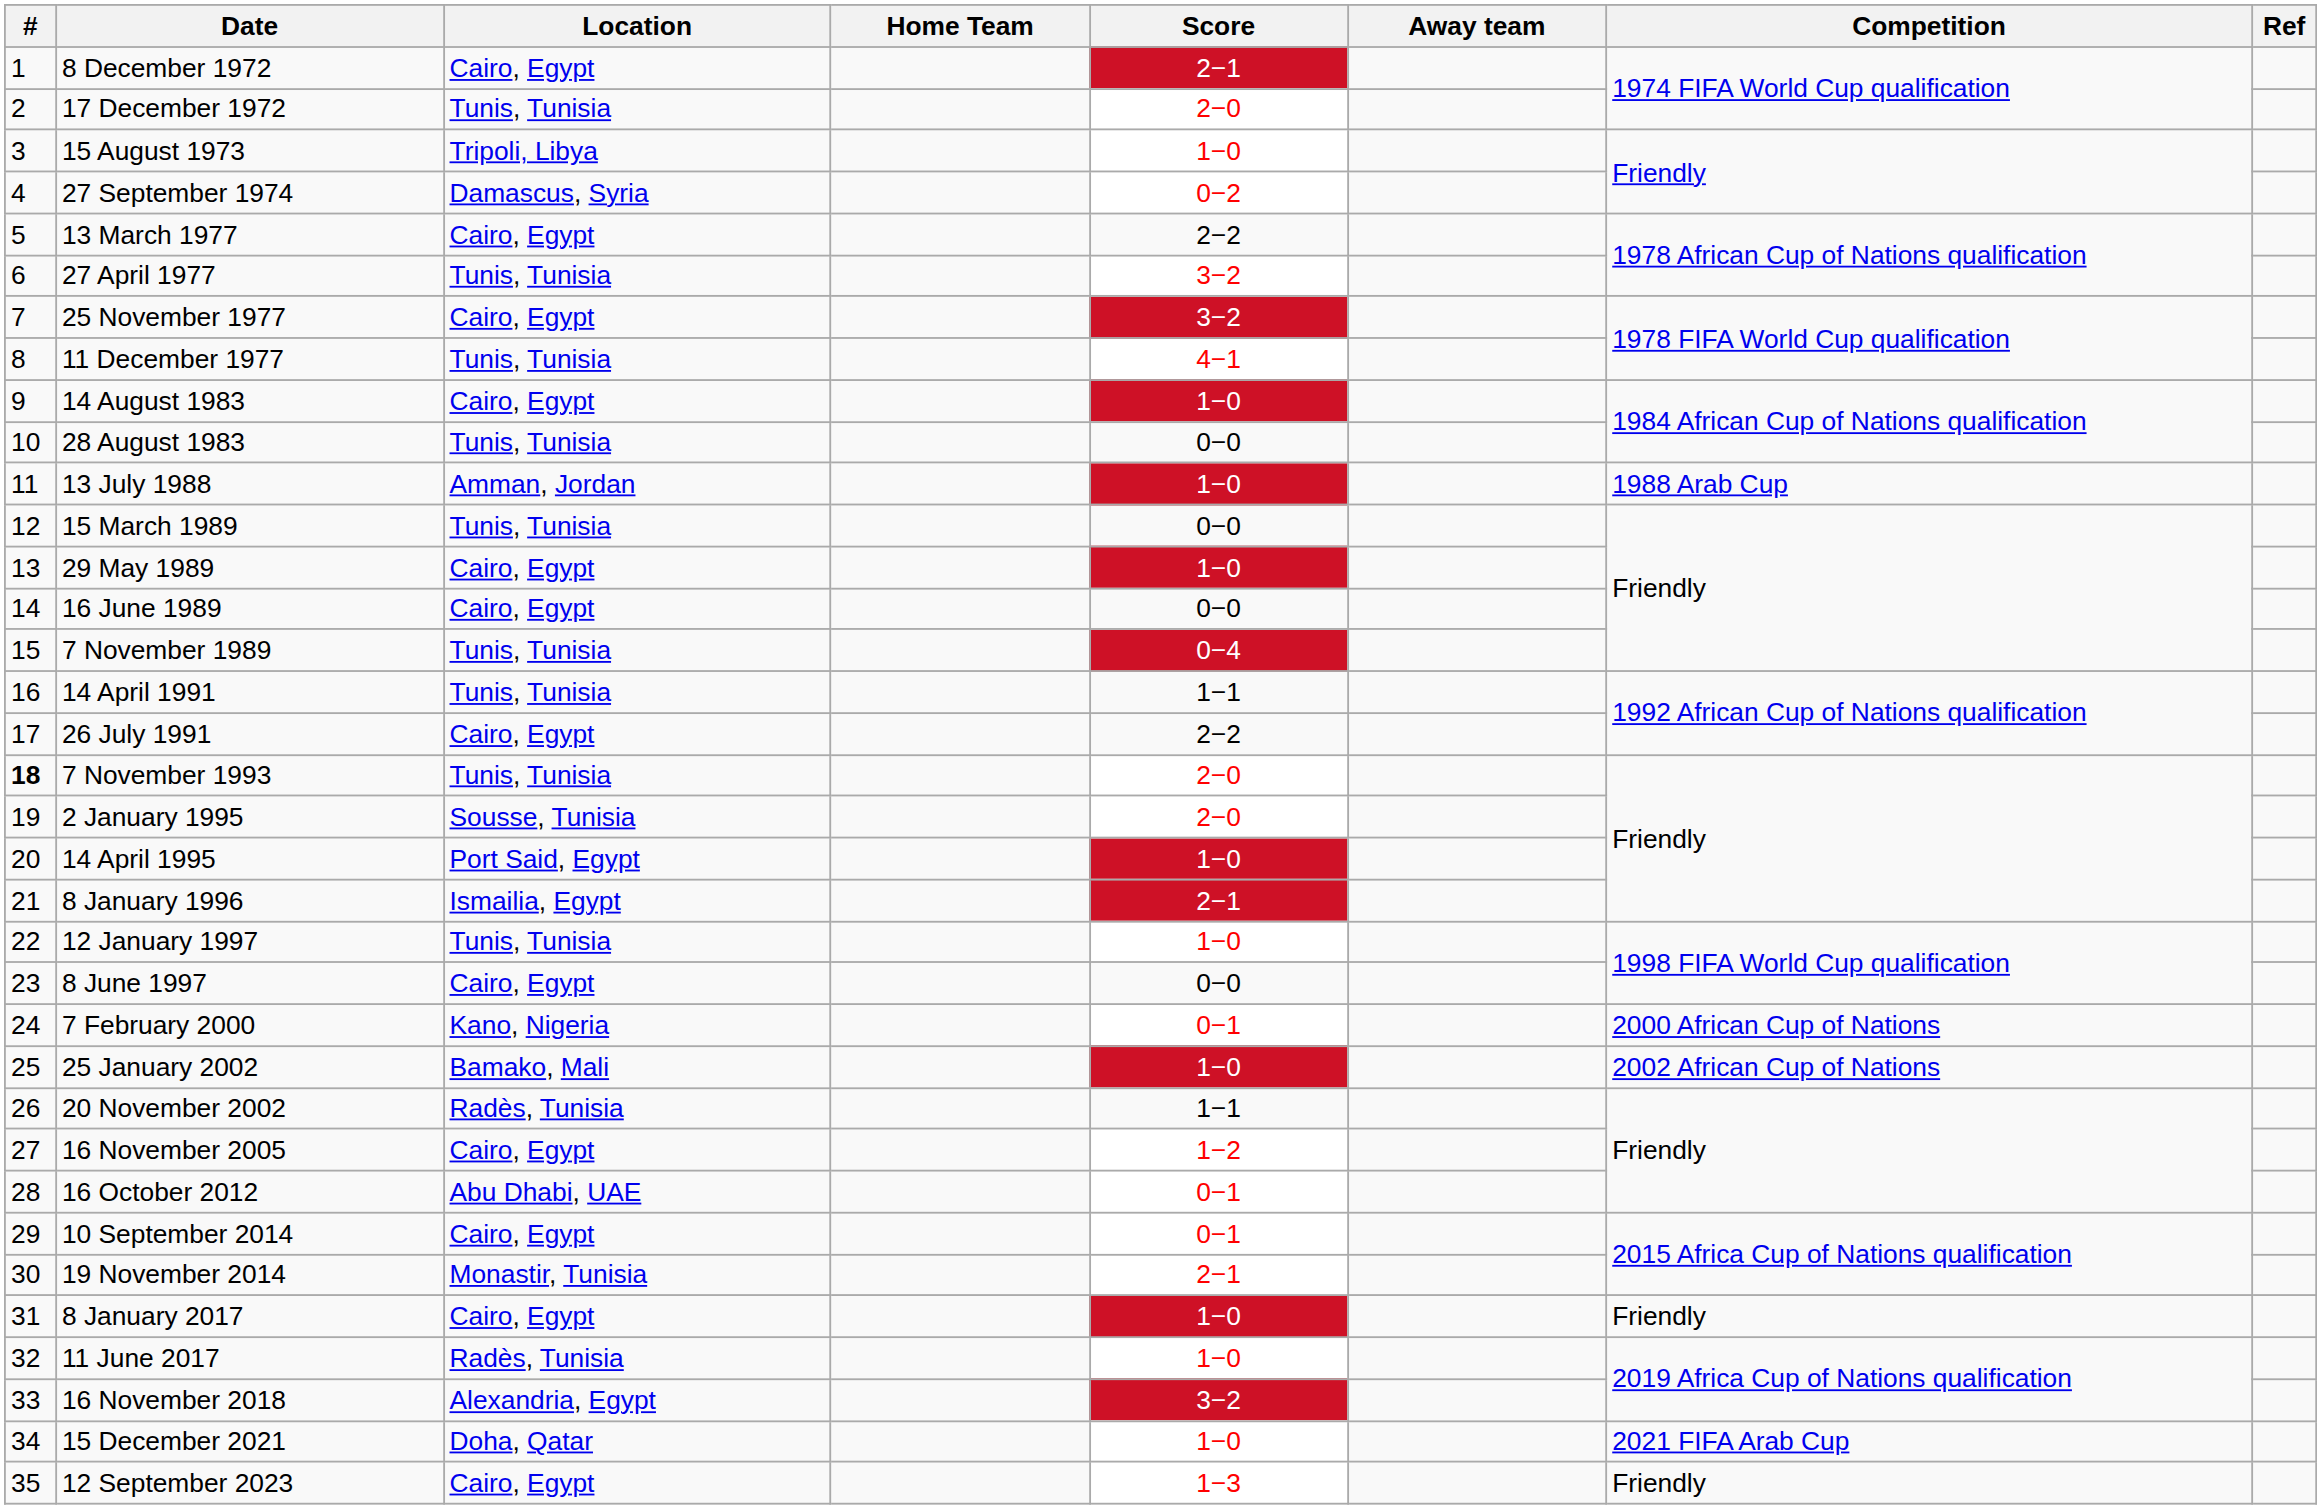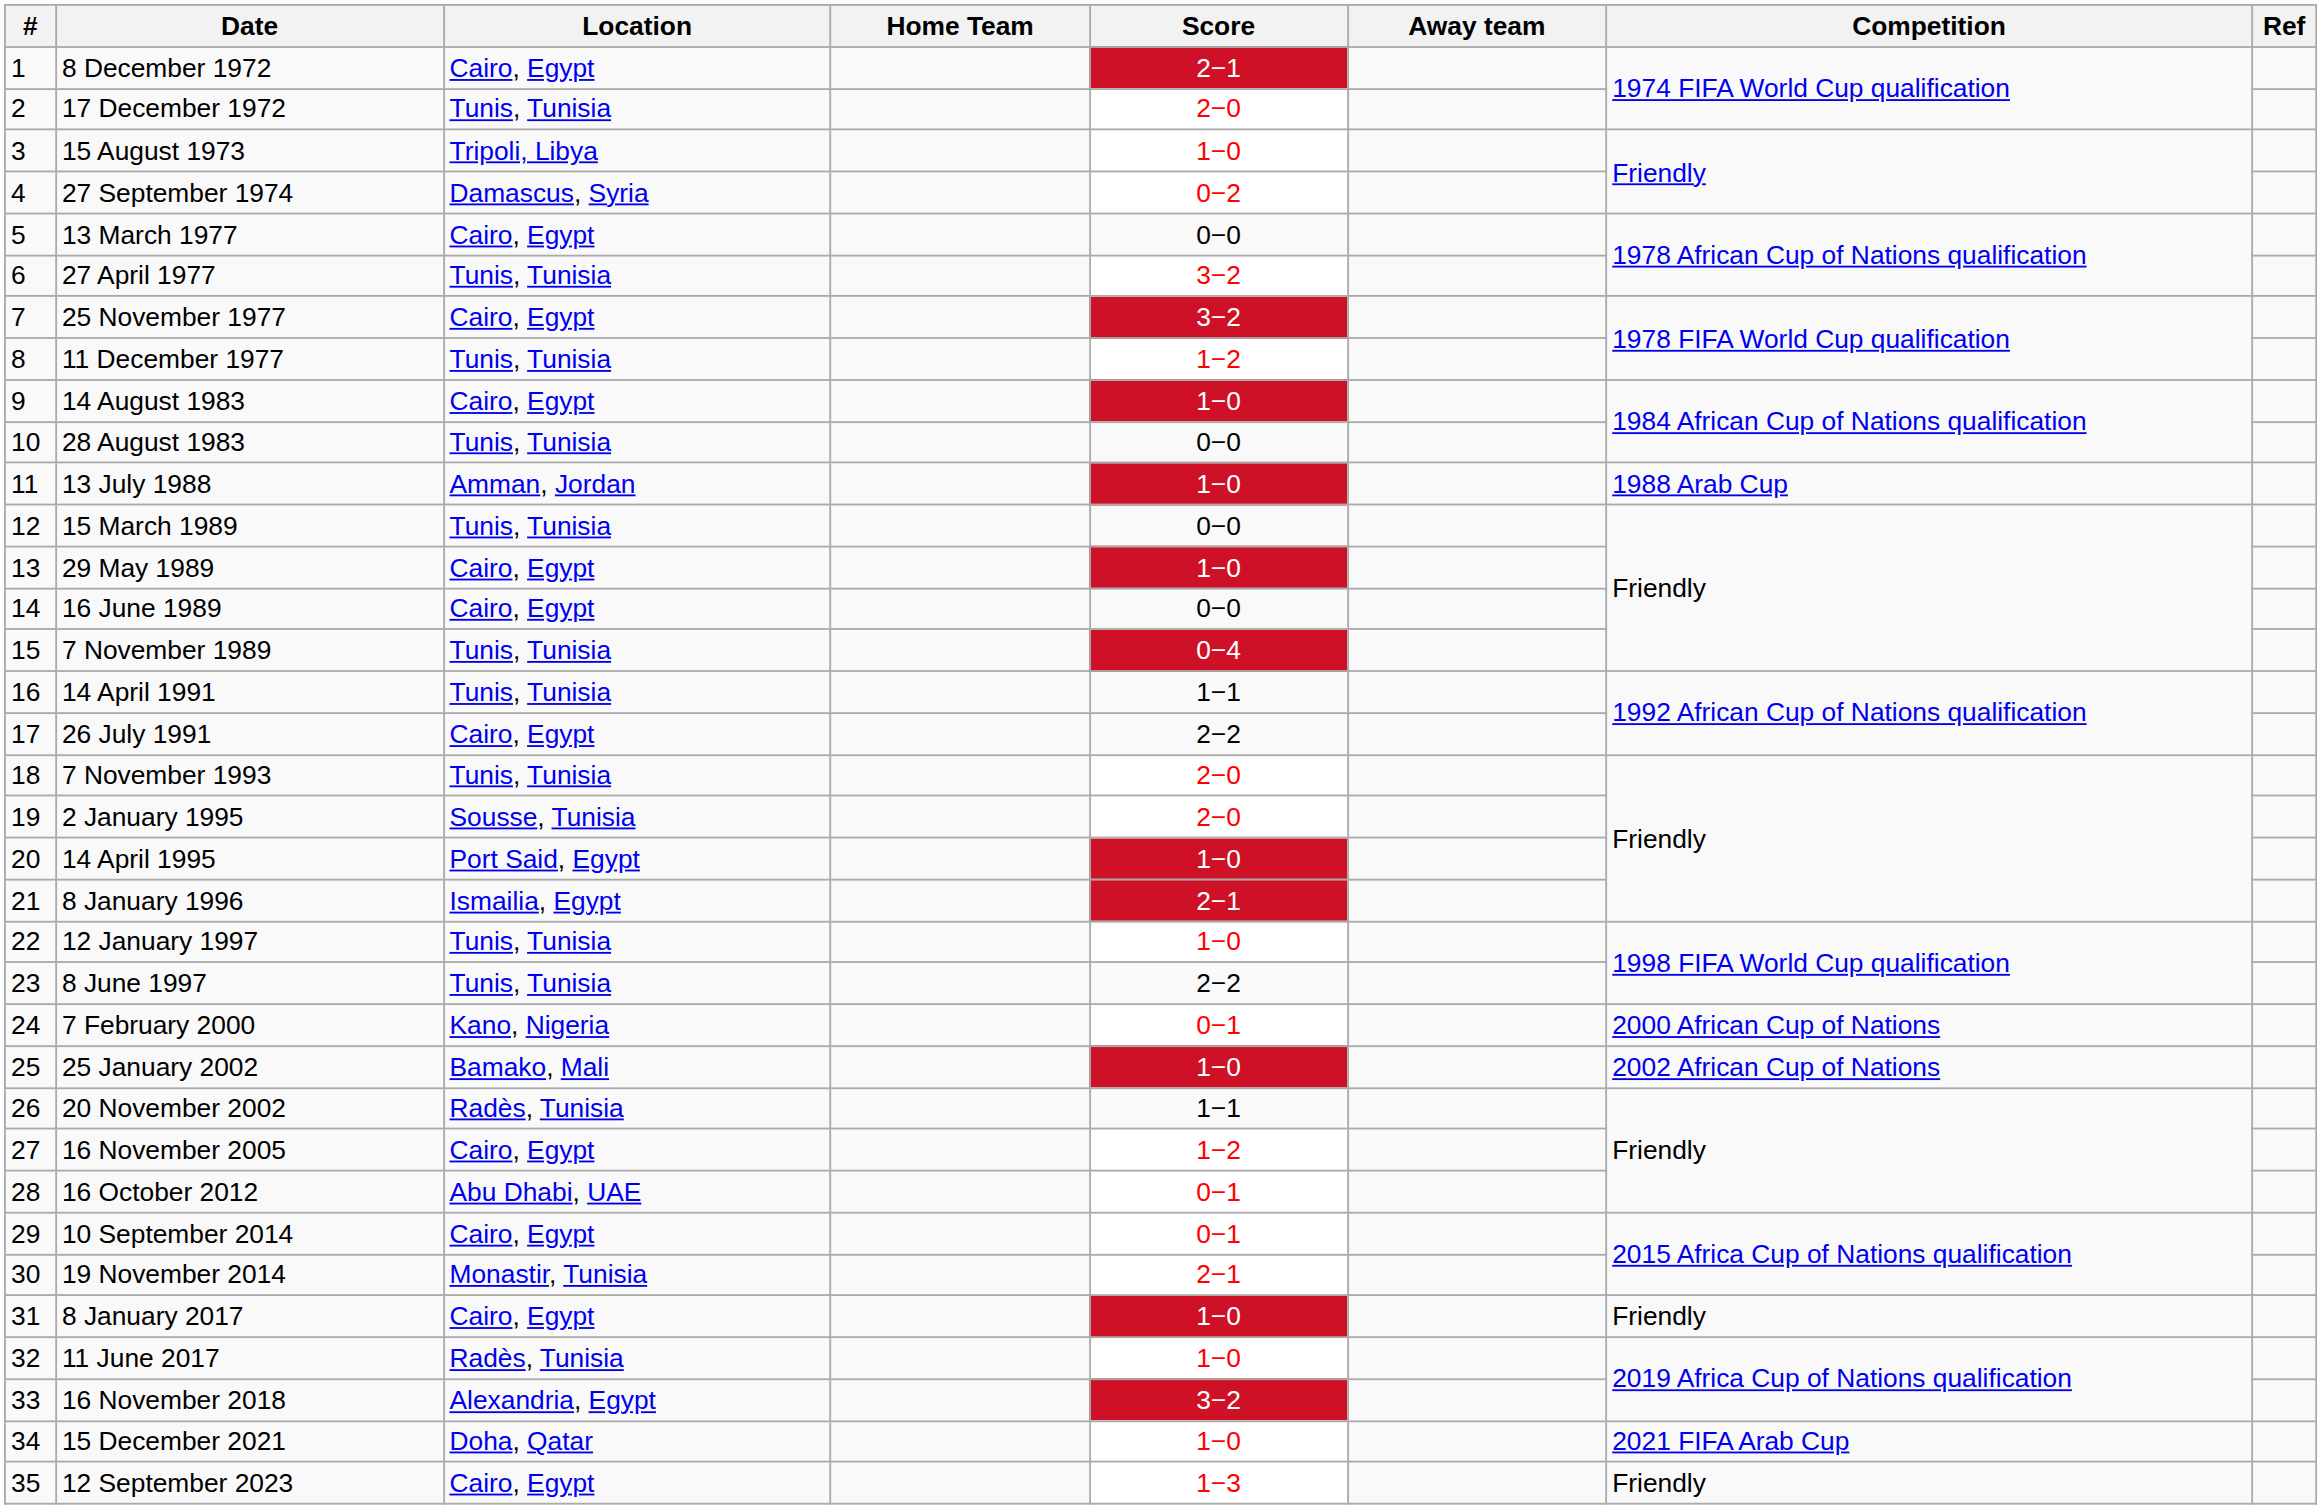(1218, 234) 2−2 -> (1218, 234) 0−0
(1218, 359) 4−1 -> (1218, 359) 1−2
(26, 776) bold -> (26, 776) normal
(522, 984) Cairo, Egypt -> (530, 984) Tunis, Tunisia
(1218, 984) 0−0 -> (1218, 984) 2−2
